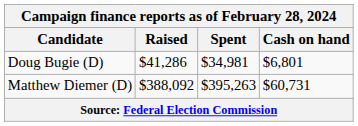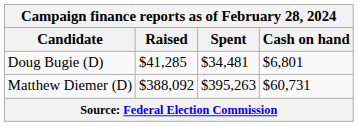(163, 62) $41,286 -> (163, 62) $41,285
(225, 62) $34,981 -> (225, 62) $34,481
